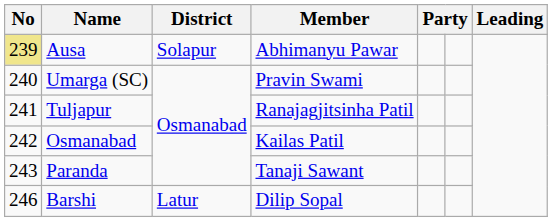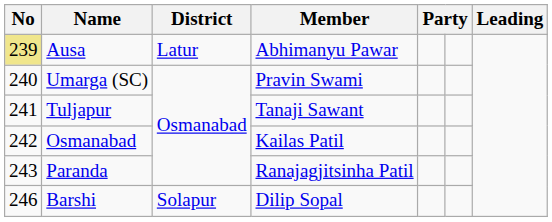(186, 49) Solapur -> (177, 49) Latur
(335, 110) Ranajagjitsinha Patil -> (310, 110) Tanaji Sawant
(310, 170) Tanaji Sawant -> (335, 170) Ranajagjitsinha Patil
(177, 200) Latur -> (186, 200) Solapur
